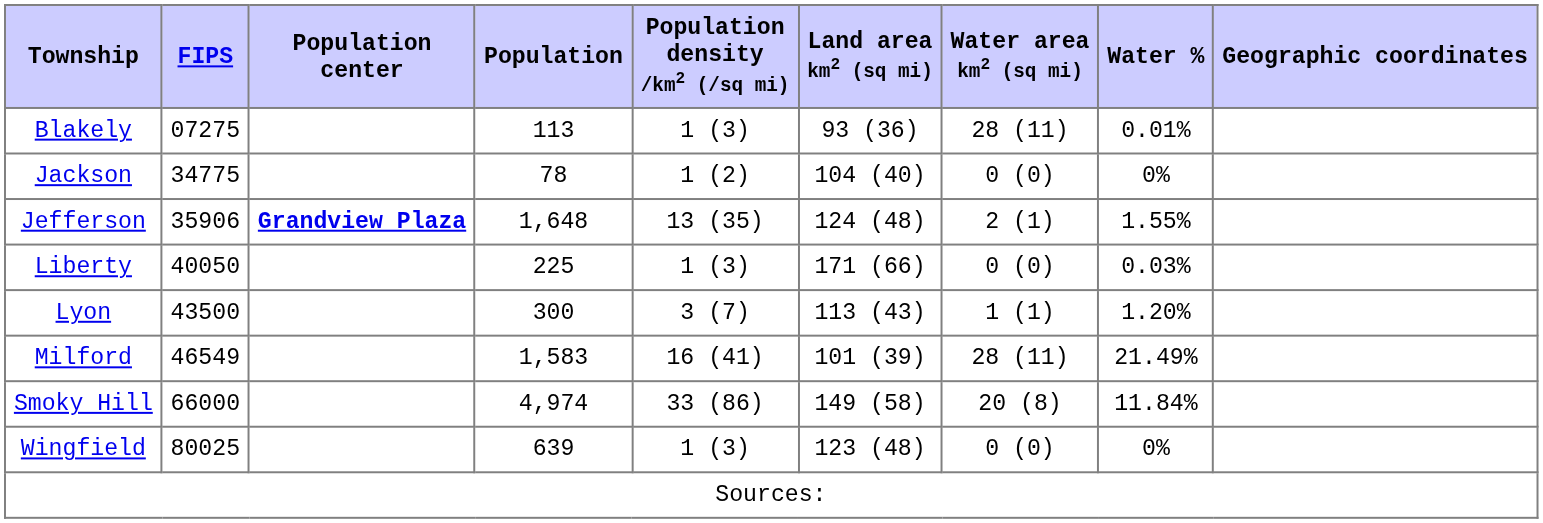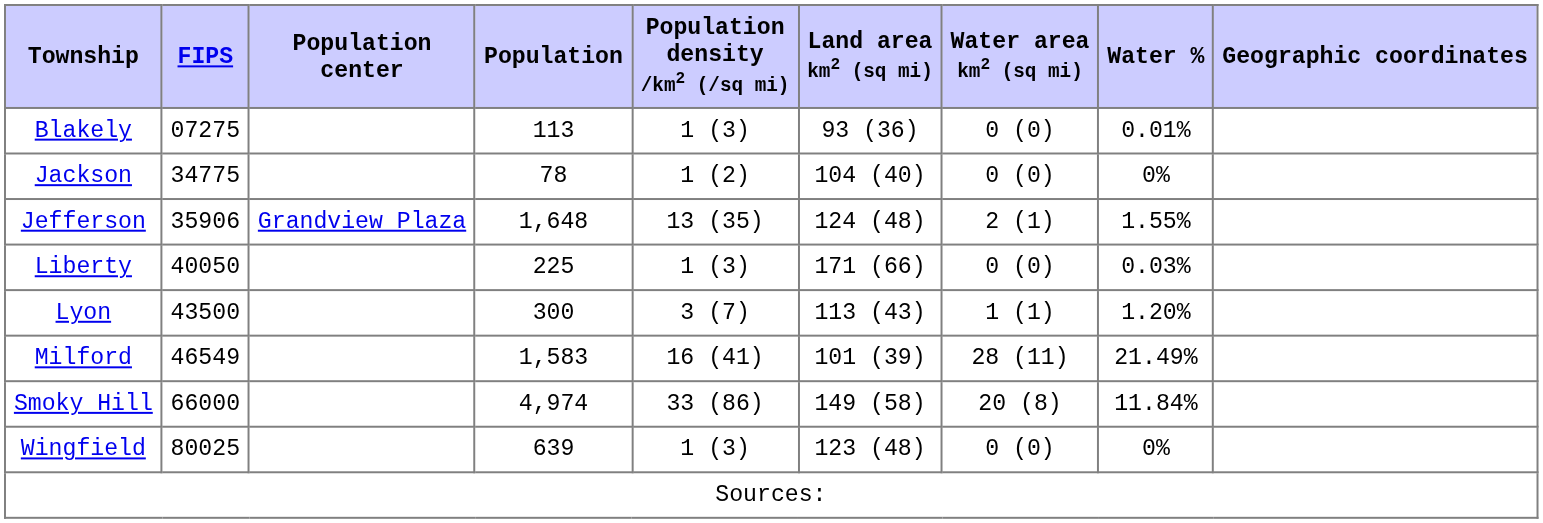(1020, 131) 28 (11) -> (1020, 131) 0 (0)
(362, 222) bold -> (362, 222) normal
